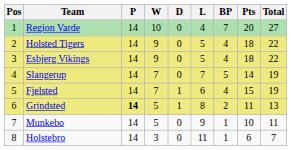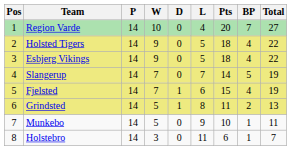columns swapped: (249, 12) <-> (226, 12)
(133, 106) bold -> (133, 106) normal
